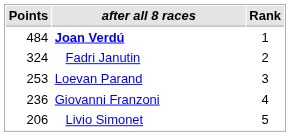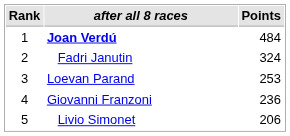columns swapped: (265, 16) <-> (28, 16)
